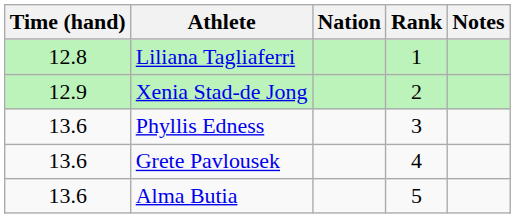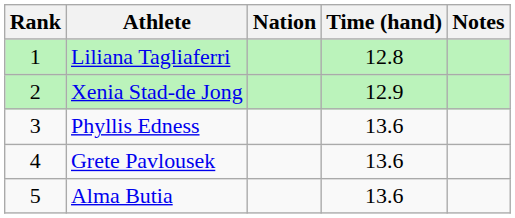columns swapped: (417, 21) <-> (68, 21)
